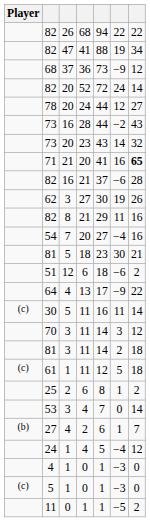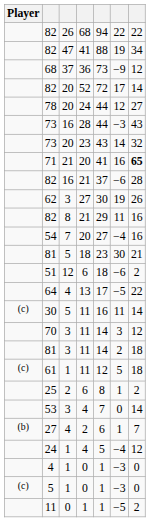(119, 87) 24 -> (119, 87) 17
(119, 124) −2 -> (119, 124) −3
(119, 291) −9 -> (119, 291) −5
